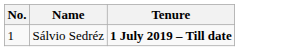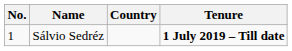+ column: (133, 14)
